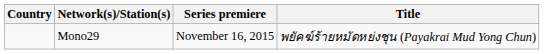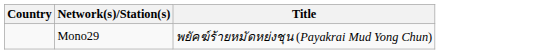- column: (225, 14)
